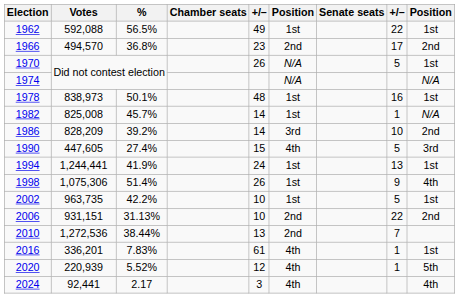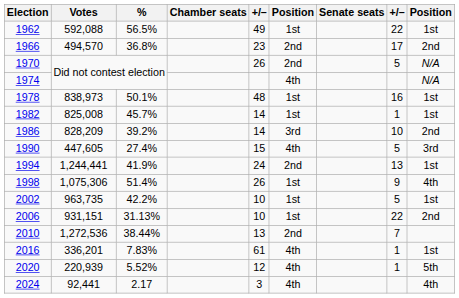(293, 64) N/A -> (293, 64) 2nd
(431, 64) 1st -> (431, 64) N/A
(293, 81) N/A -> (293, 81) 4th
(431, 115) N/A -> (431, 115) 1st
(293, 166) 1st -> (293, 166) 2nd
(293, 217) 2nd -> (293, 217) 1st
